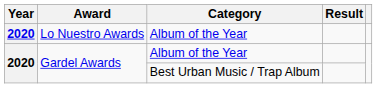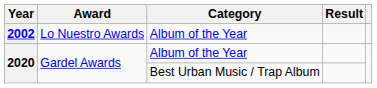(21, 33) 2020 -> (21, 33) 2002
